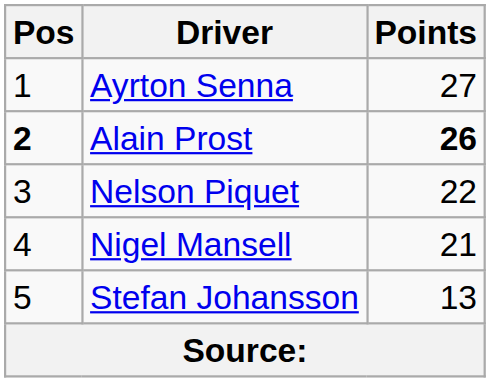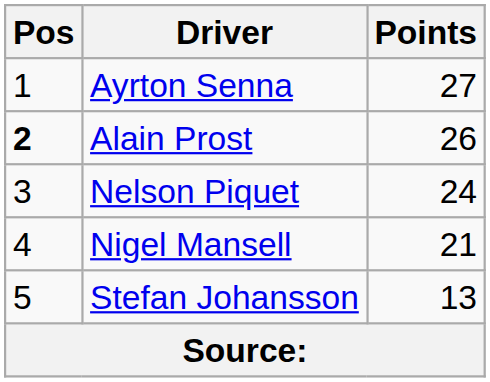(458, 138) bold -> (458, 138) normal
(458, 191) 22 -> (458, 191) 24
